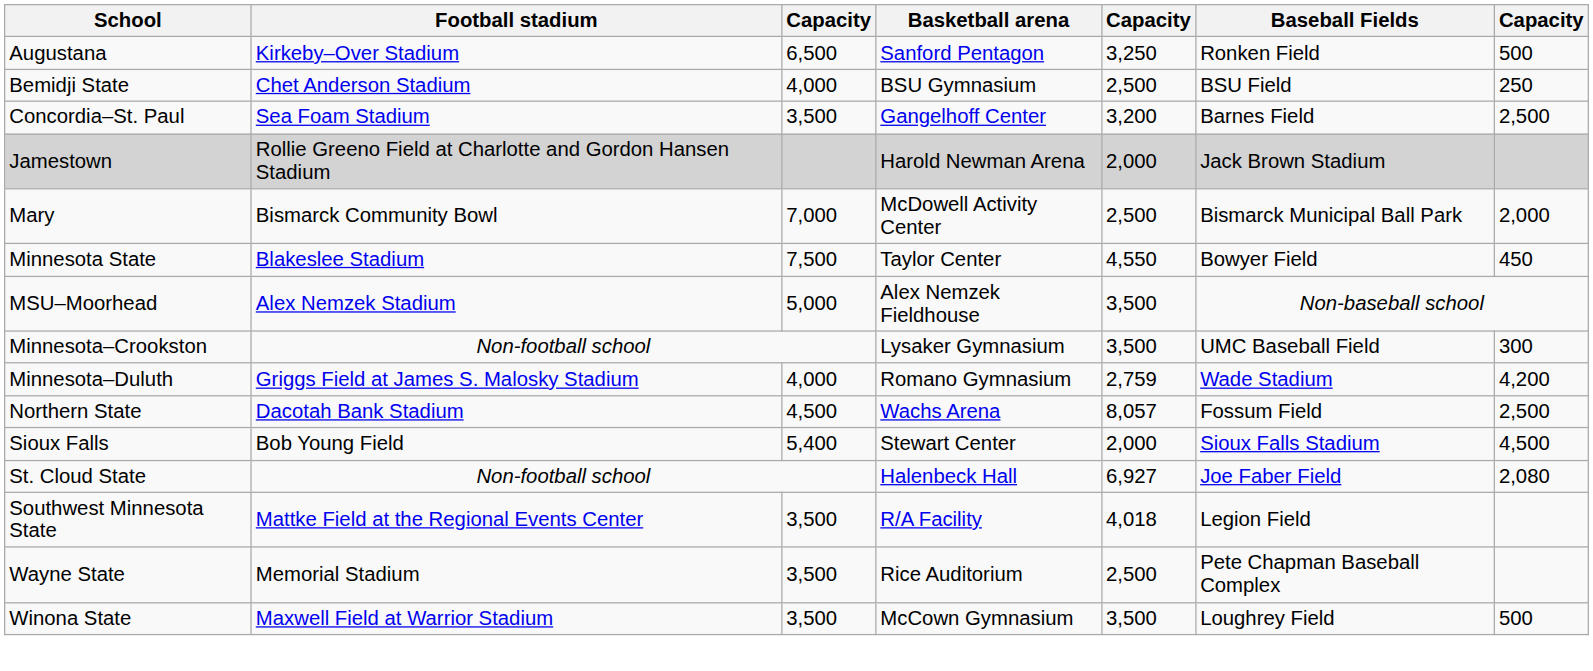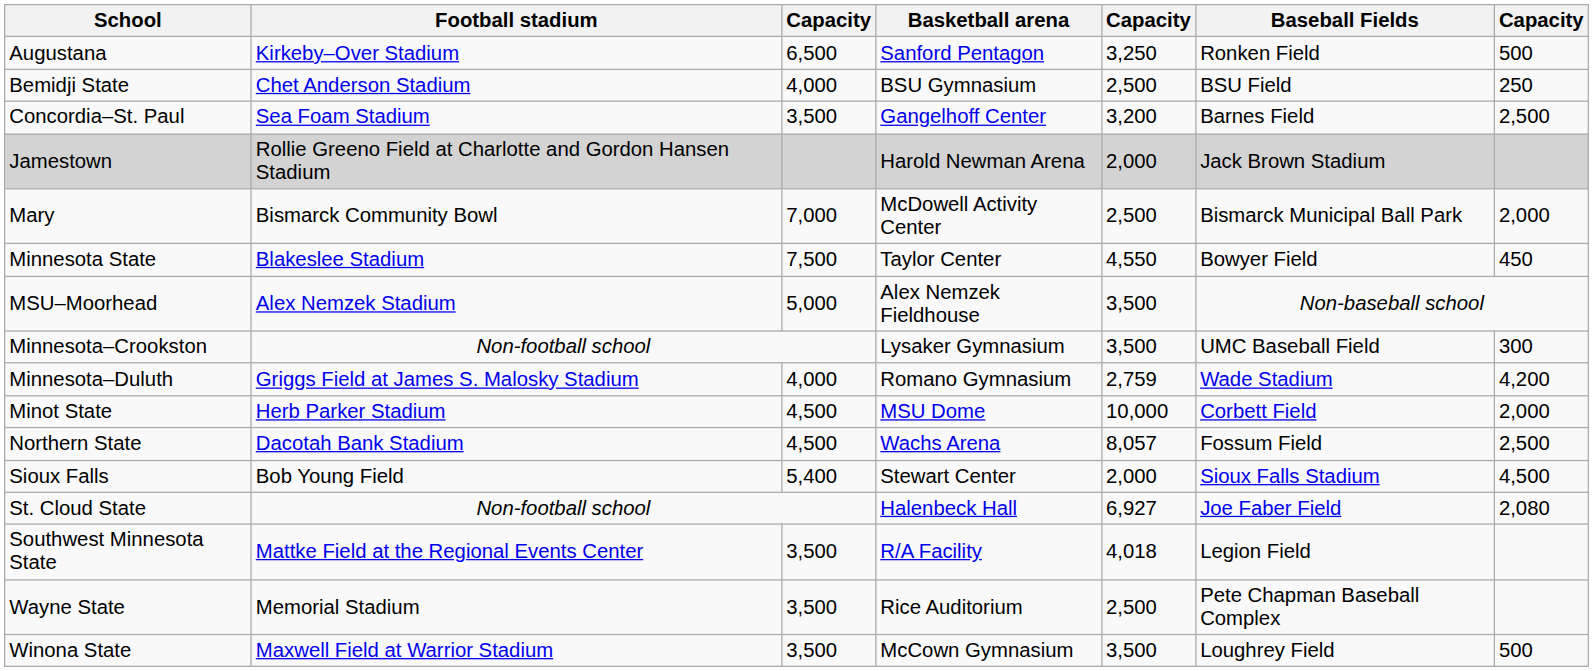+ row: (61, 411)
